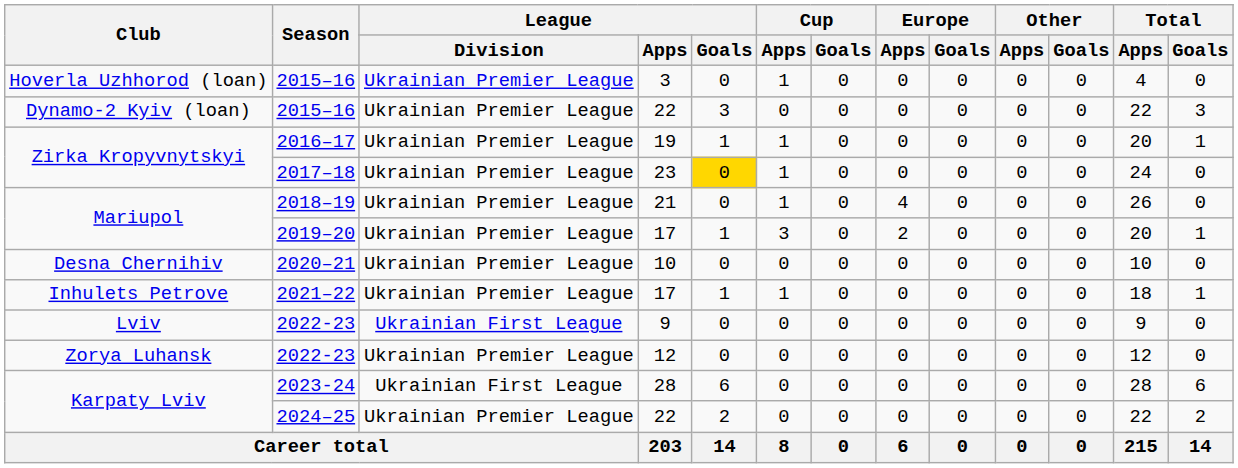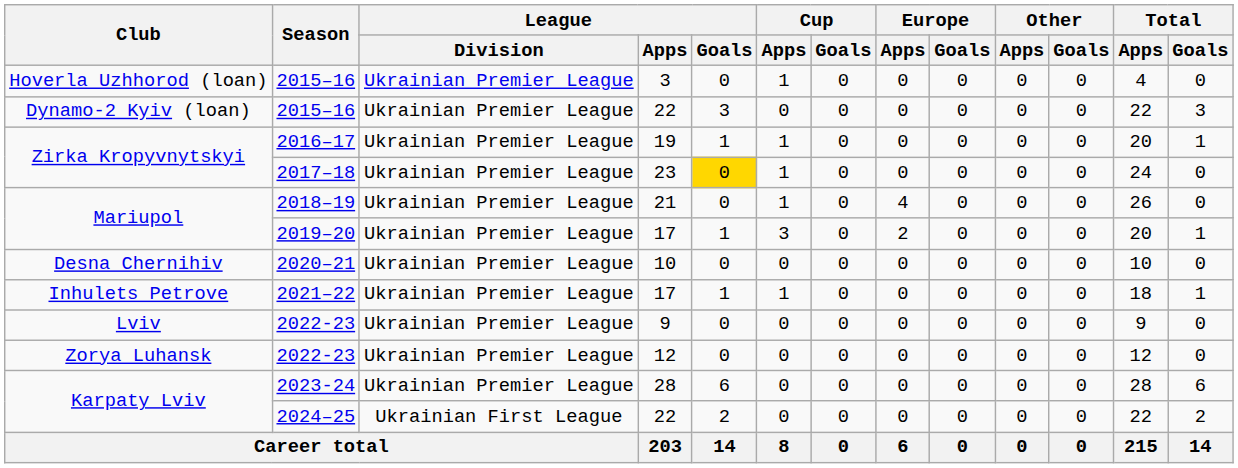(499, 325) Ukrainian First League -> (499, 325) Ukrainian Premier League
(499, 386) Ukrainian First League -> (499, 386) Ukrainian Premier League
(499, 417) Ukrainian Premier League -> (499, 417) Ukrainian First League
